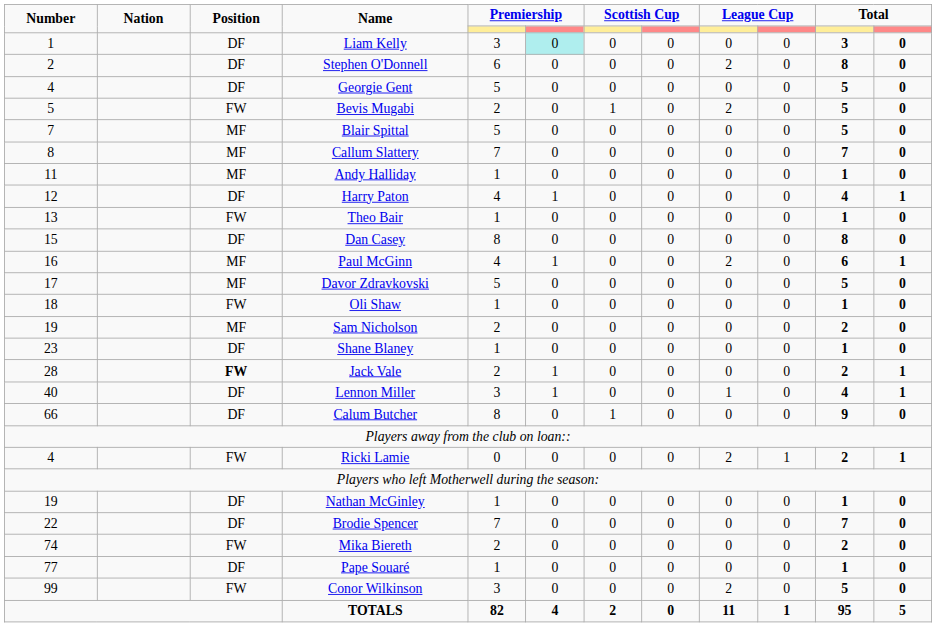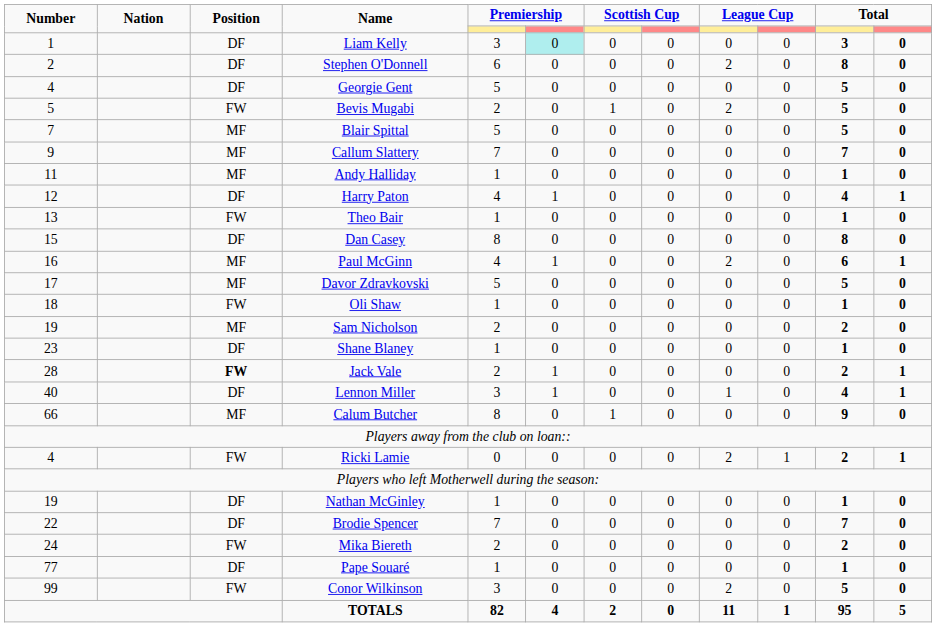(51, 152) 8 -> (51, 152) 9
(236, 414) DF -> (236, 414) MF
(51, 545) 74 -> (51, 545) 24
